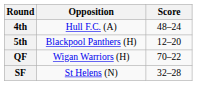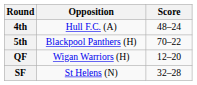(169, 42) 12–20 -> (169, 42) 70–22
(169, 57) 70–22 -> (169, 57) 12–20
